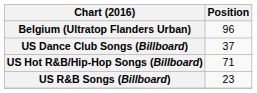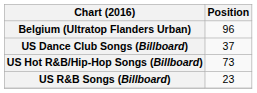(228, 63) 71 -> (228, 63) 73
